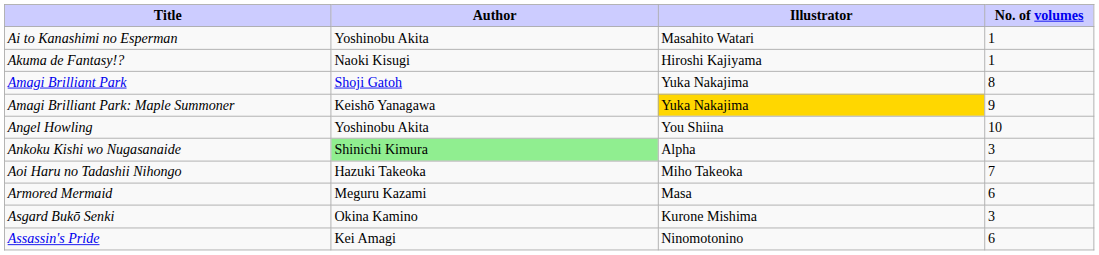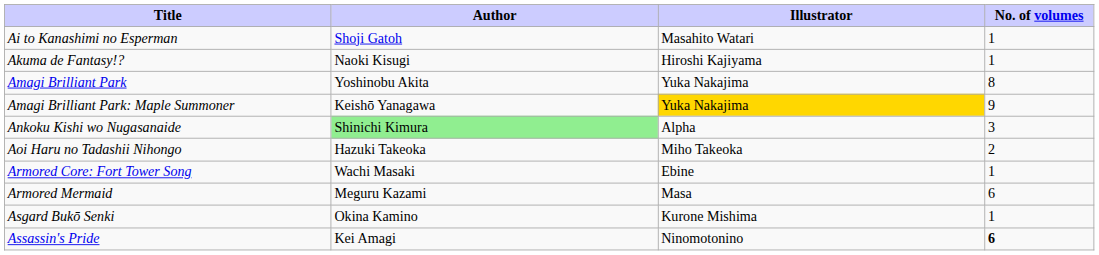(382, 37) Yoshinobu Akita -> (368, 37) Shoji Gatoh
(368, 82) Shoji Gatoh -> (382, 82) Yoshinobu Akita
- row: (50, 127)
(991, 171) 7 -> (991, 149) 2
+ row: (100, 171)
(991, 216) 3 -> (991, 216) 1
(991, 238) normal -> (991, 238) bold
